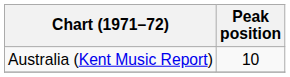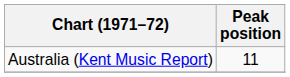(251, 59) 10 -> (251, 59) 11
